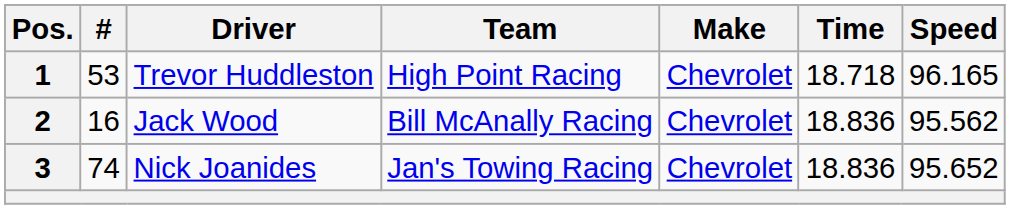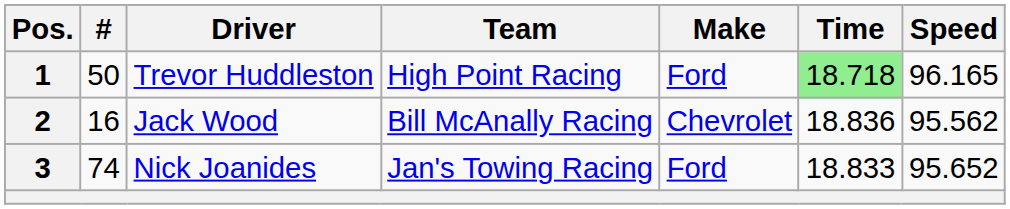(104, 75) 53 -> (104, 75) 50
(729, 75) Chevrolet -> (697, 75) Ford
(851, 75) no background -> (851, 75) lightgreen background
(729, 168) Chevrolet -> (697, 168) Ford
(851, 168) 18.836 -> (851, 168) 18.833
